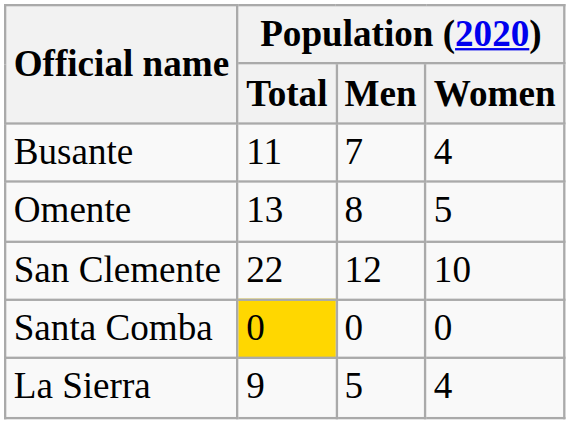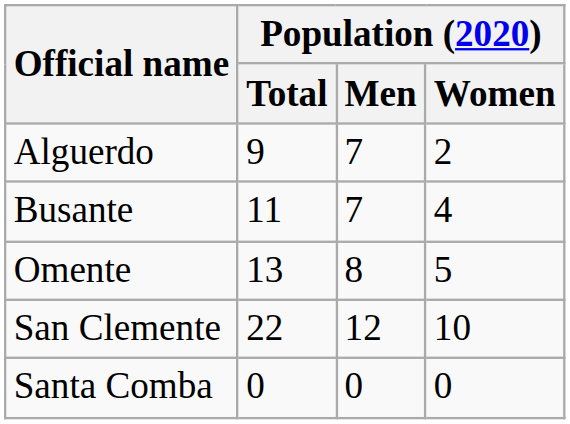+ row: (84, 151)
(256, 328) gold background -> (256, 387) no background
- row: (82, 387)
